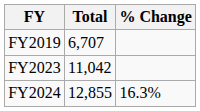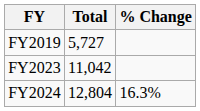(86, 42) 6,707 -> (86, 42) 5,727
(90, 93) 12,855 -> (90, 93) 12,804
